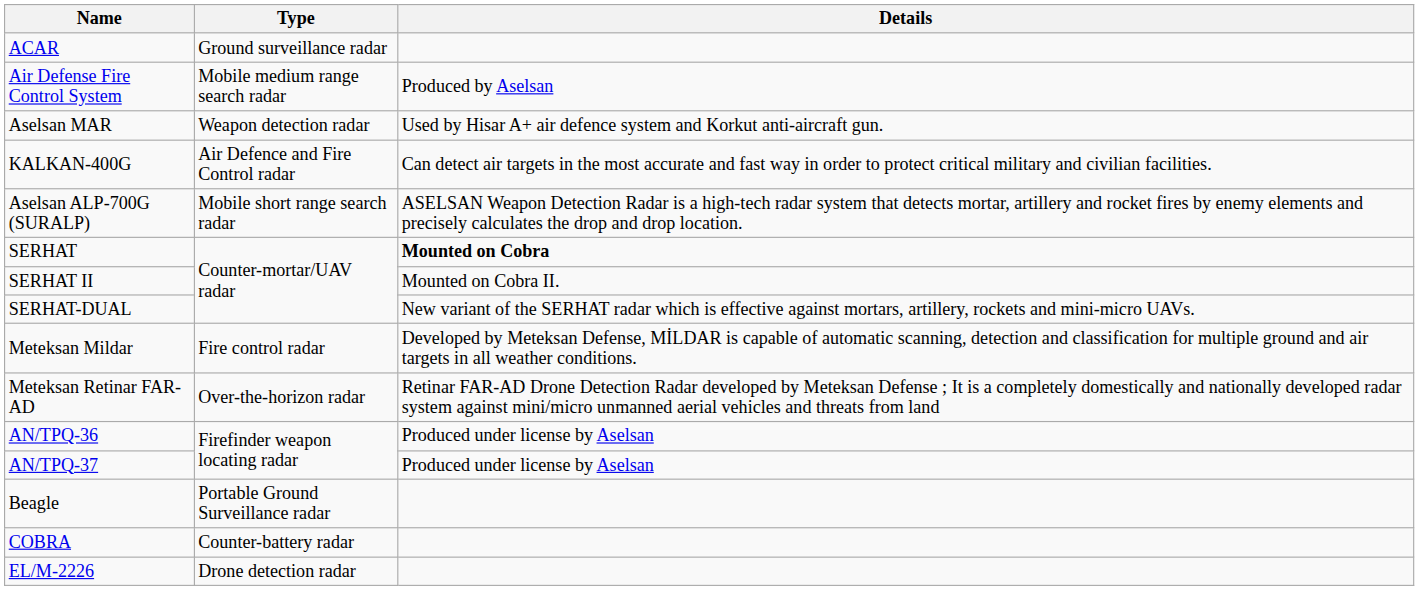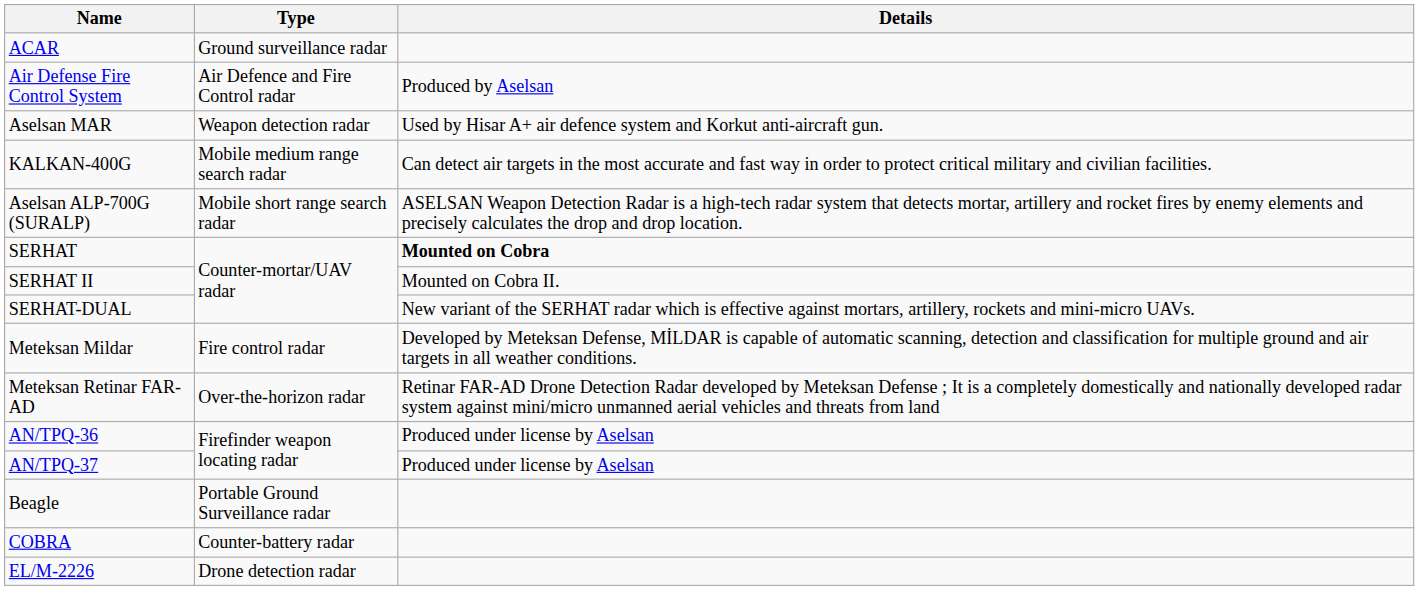(279, 86) Mobile medium range search radar -> (275, 86) Air Defence and Fire Control radar
(275, 164) Air Defence and Fire Control radar -> (279, 164) Mobile medium range search radar
